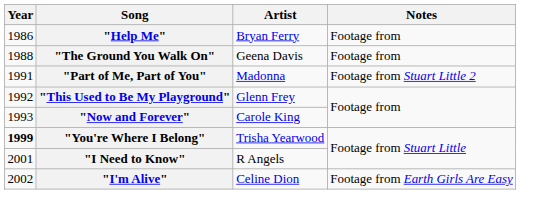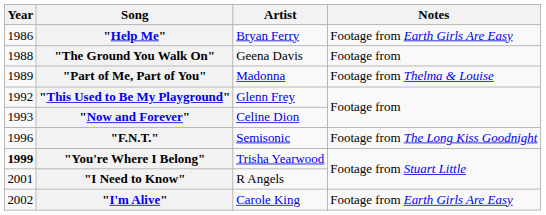(365, 35) Footage from -> (422, 35) Footage from Earth Girls Are Easy
(20, 76) 1991 -> (20, 76) 1989
(403, 76) Footage from Stuart Little 2 -> (412, 76) Footage from Thelma & Louise
(268, 117) Carole King -> (268, 117) Celine Dion
+ row: (135, 138)
(268, 179) Celine Dion -> (268, 199) Carole King
